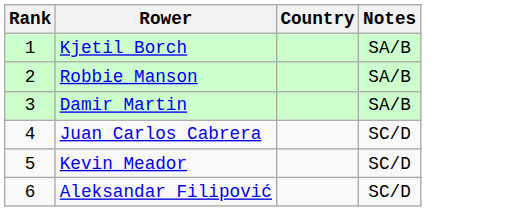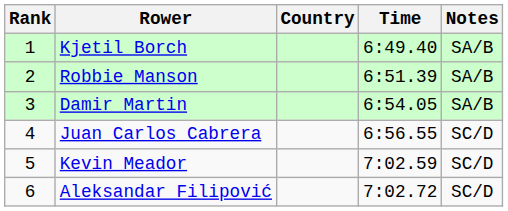+ column: (400, 19)
